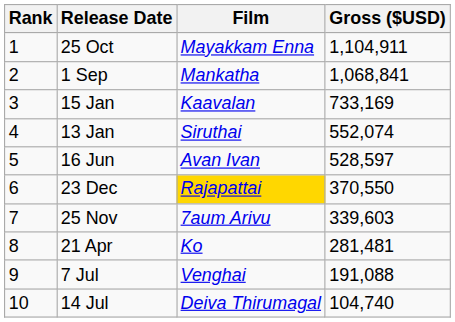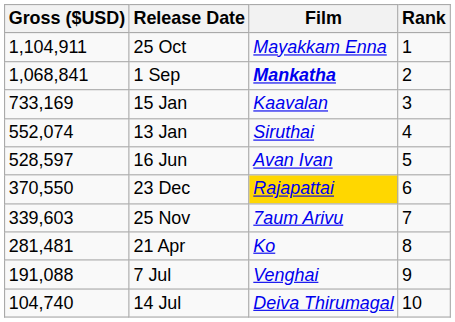columns swapped: (31, 18) <-> (388, 18)
(220, 75) normal -> (295, 75) bold
